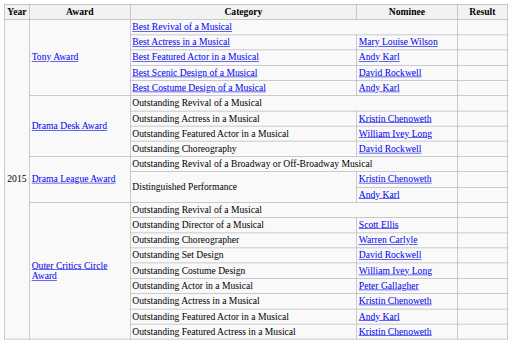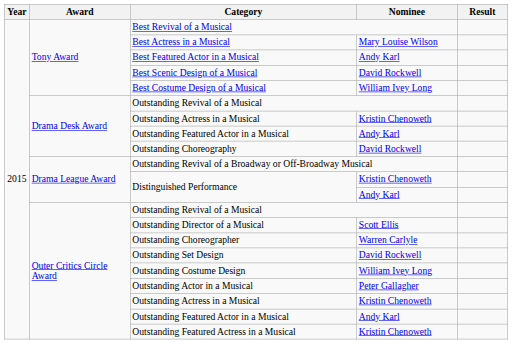(379, 88) Andy Karl -> (395, 88) William Ivey Long
(395, 133) William Ivey Long -> (379, 133) Andy Karl
